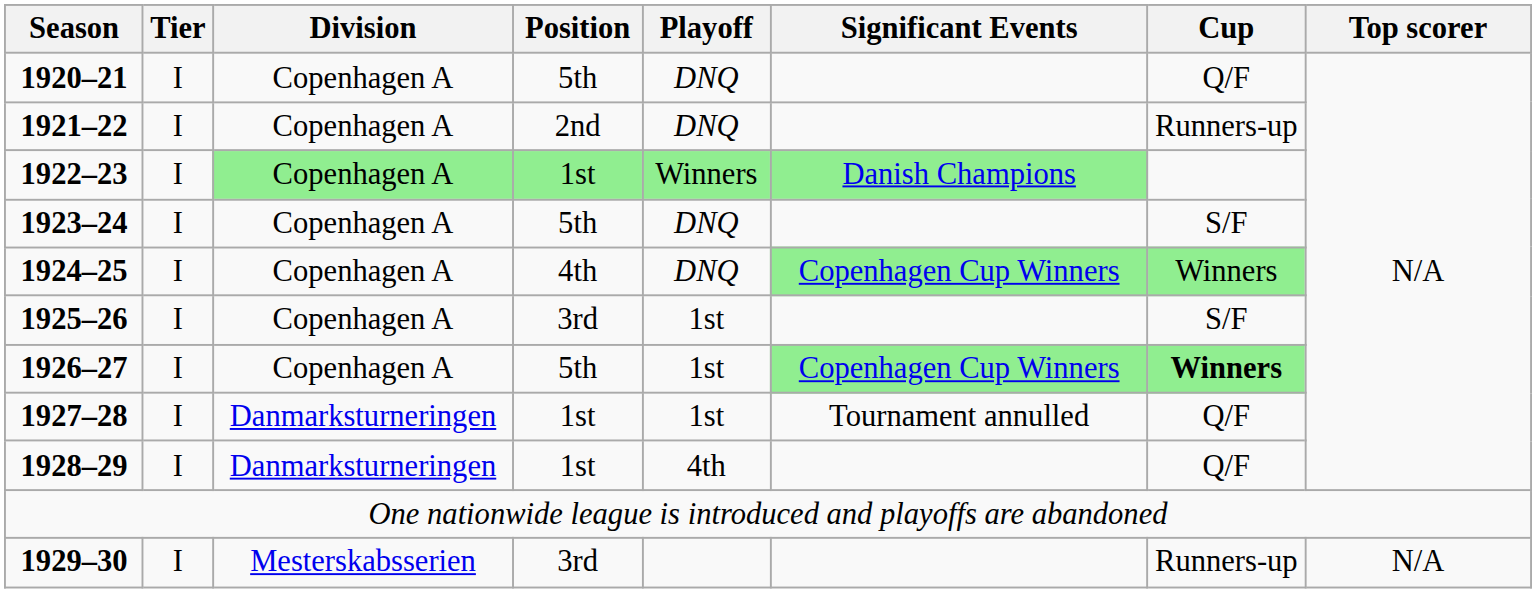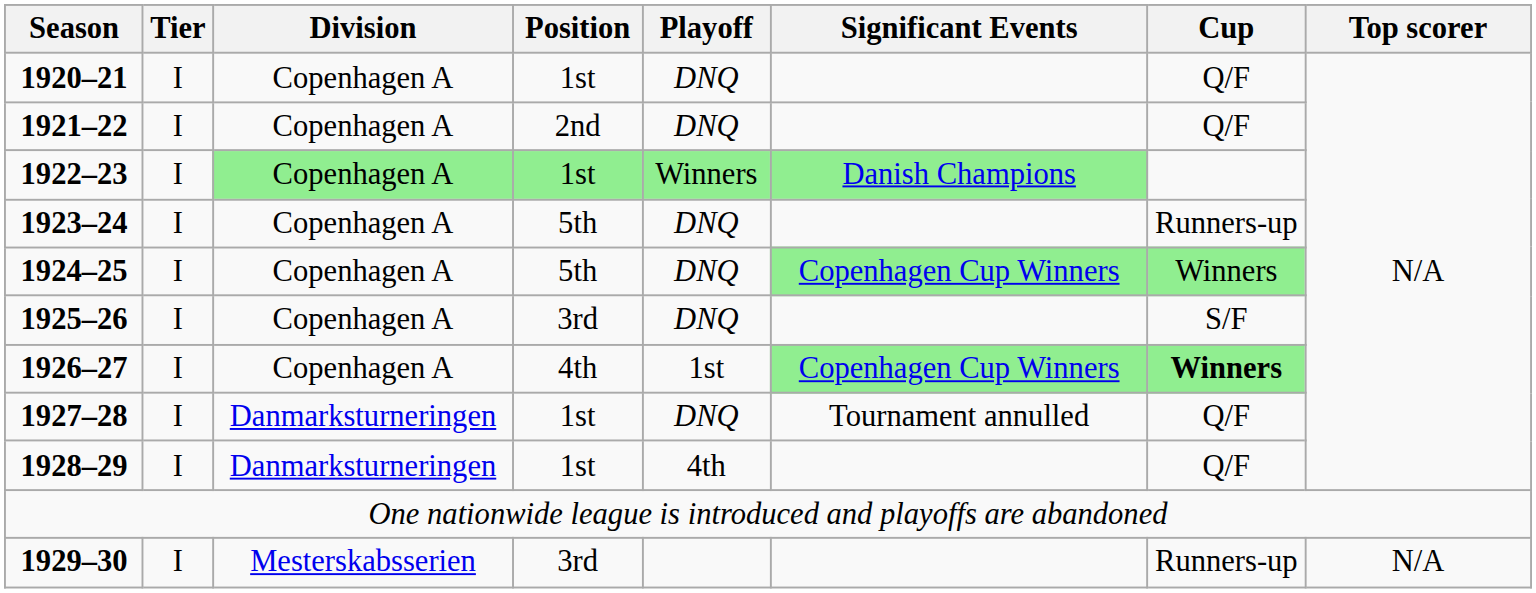(578, 77) 5th -> (578, 77) 1st
(1226, 125) Runners-up -> (1226, 125) Q/F
(1226, 222) S/F -> (1226, 222) Runners-up
(578, 271) 4th -> (578, 271) 5th
(706, 319) 1st -> (706, 319) DNQ
(578, 367) 5th -> (578, 367) 4th
(706, 416) 1st -> (706, 416) DNQ
